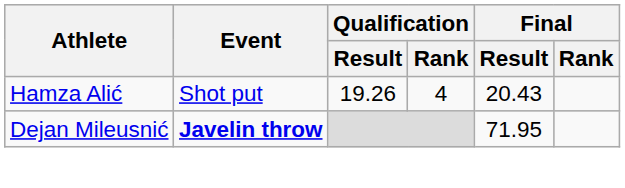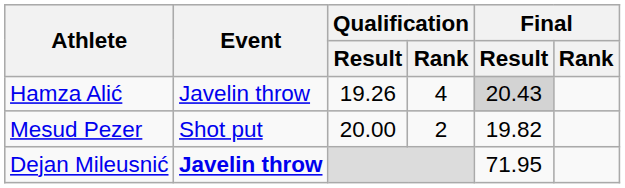(221, 94) Shot put -> (245, 94) Javelin throw
(514, 94) no background -> (514, 94) lightgrey background
+ row: (76, 129)
